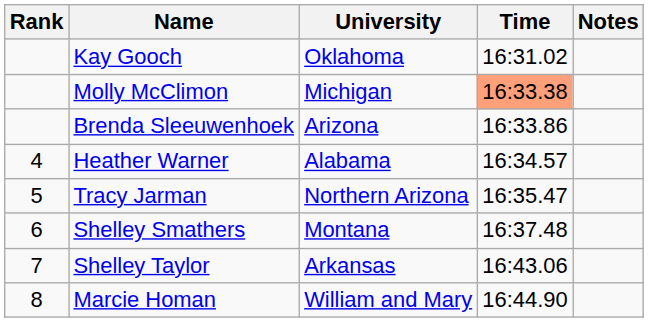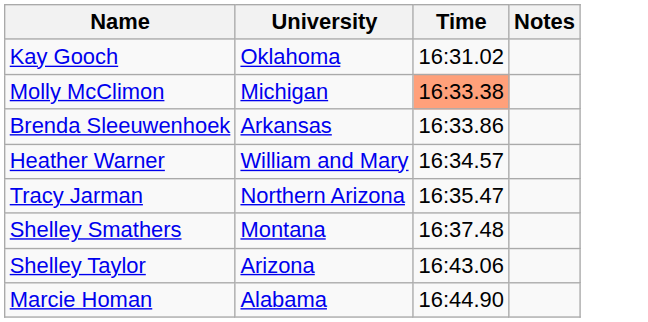- column: (37, 21)
(341, 126) Arizona -> (286, 126) Arkansas
(347, 160) Alabama -> (324, 160) William and Mary
(350, 265) Arkansas -> (278, 265) Arizona
(388, 299) William and Mary -> (284, 299) Alabama
